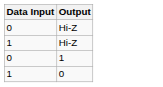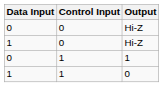+ column: (89, 12)
